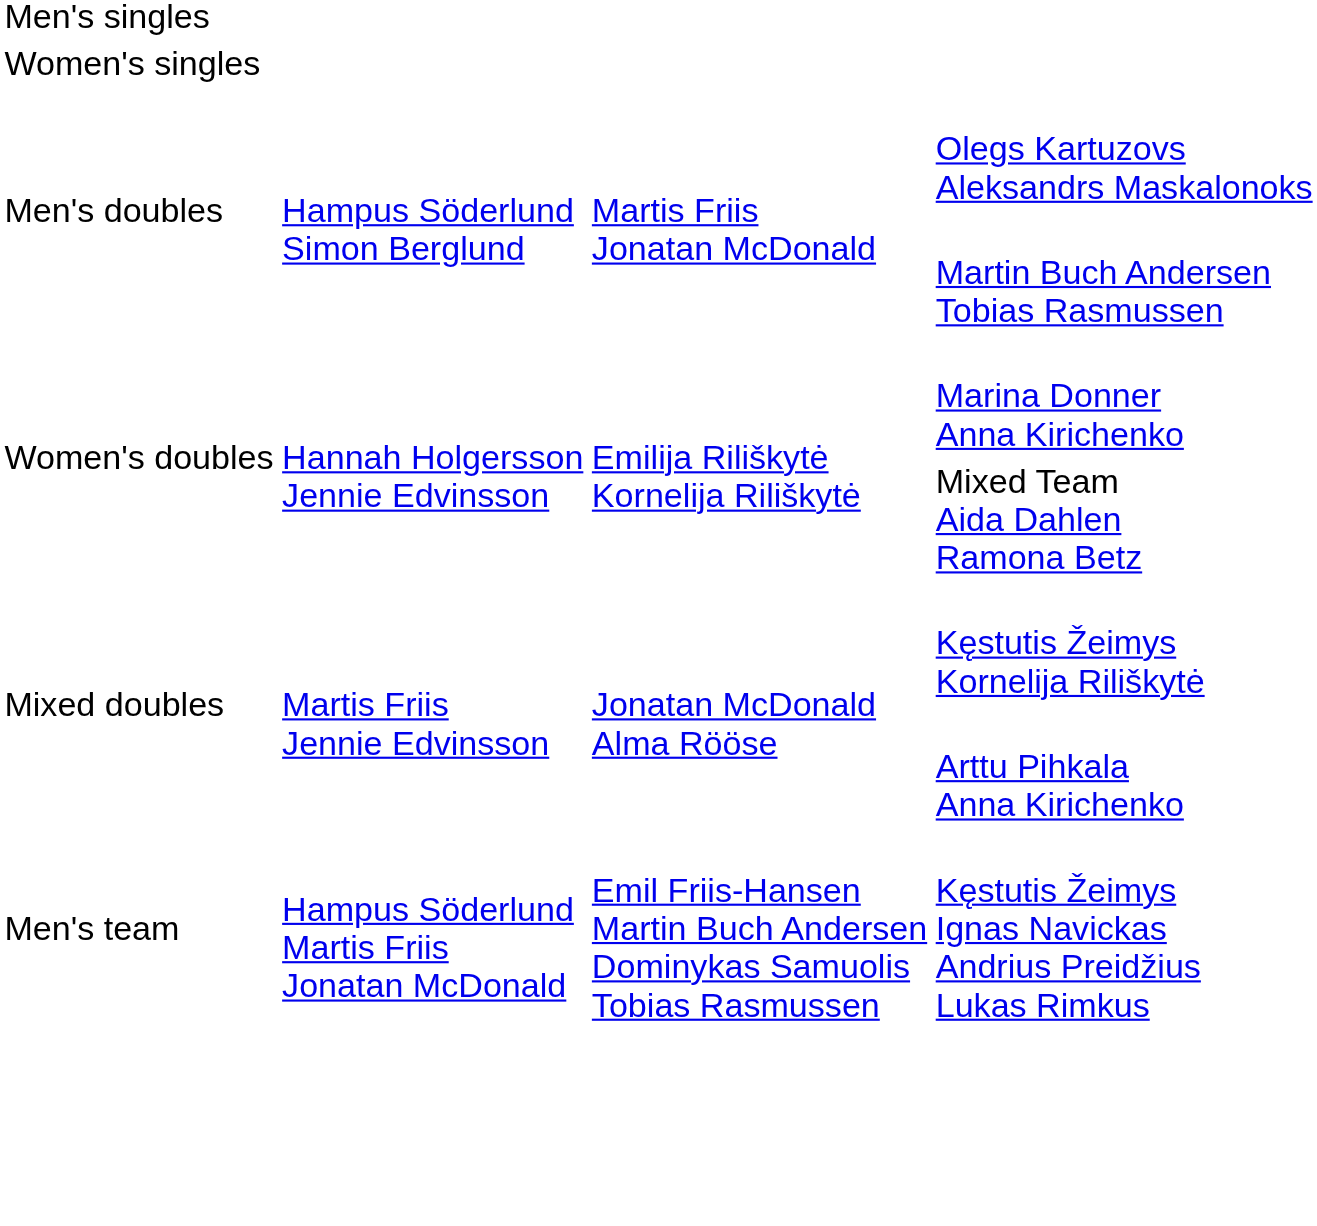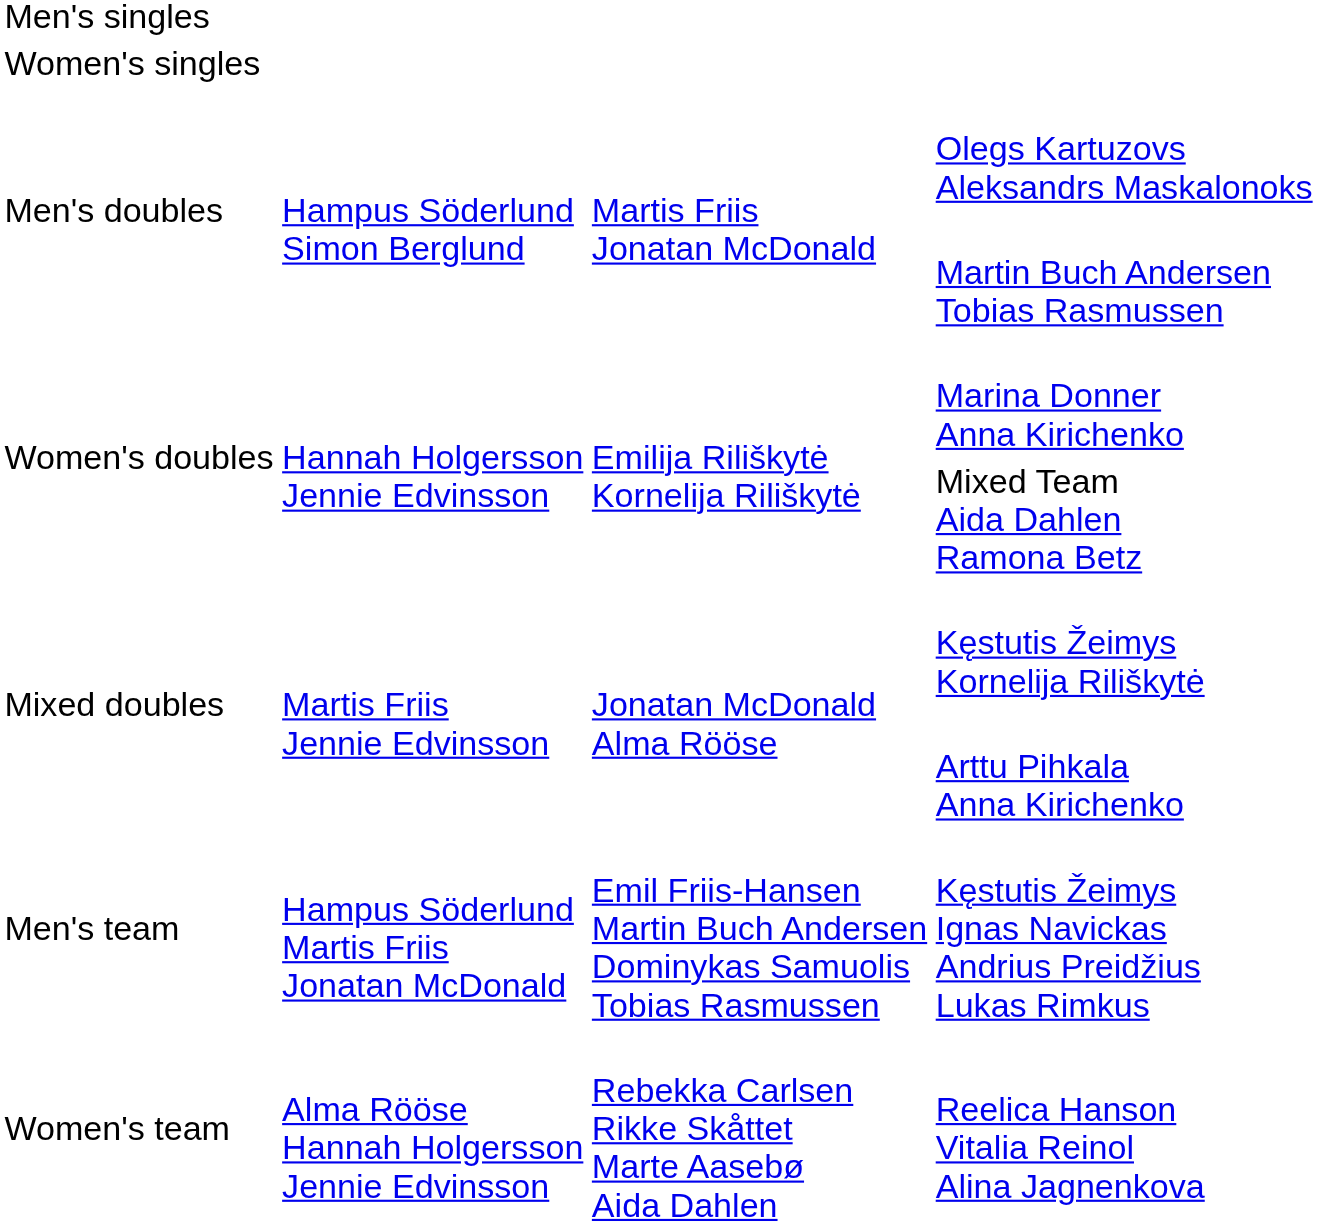+ row: (117, 1128)
